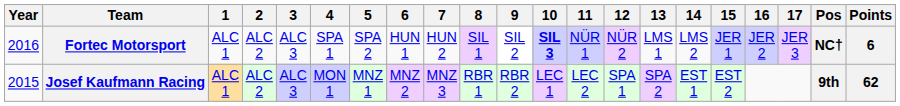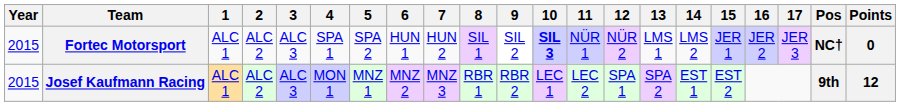(23, 45) 2016 -> (23, 45) 2015
(871, 45) 6 -> (871, 45) 0
(871, 82) 62 -> (871, 82) 12
